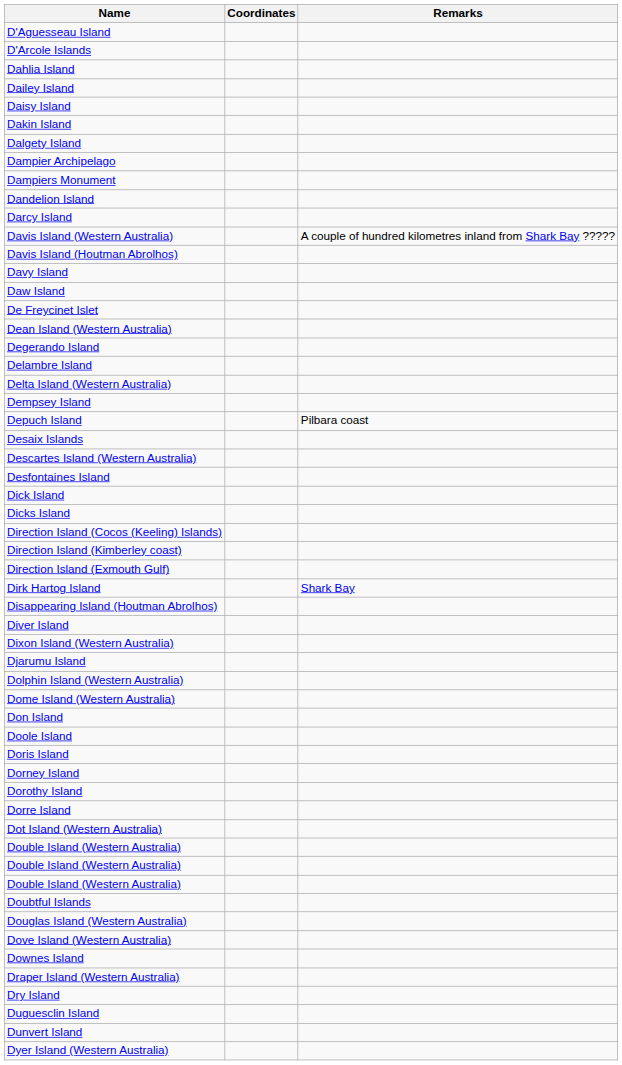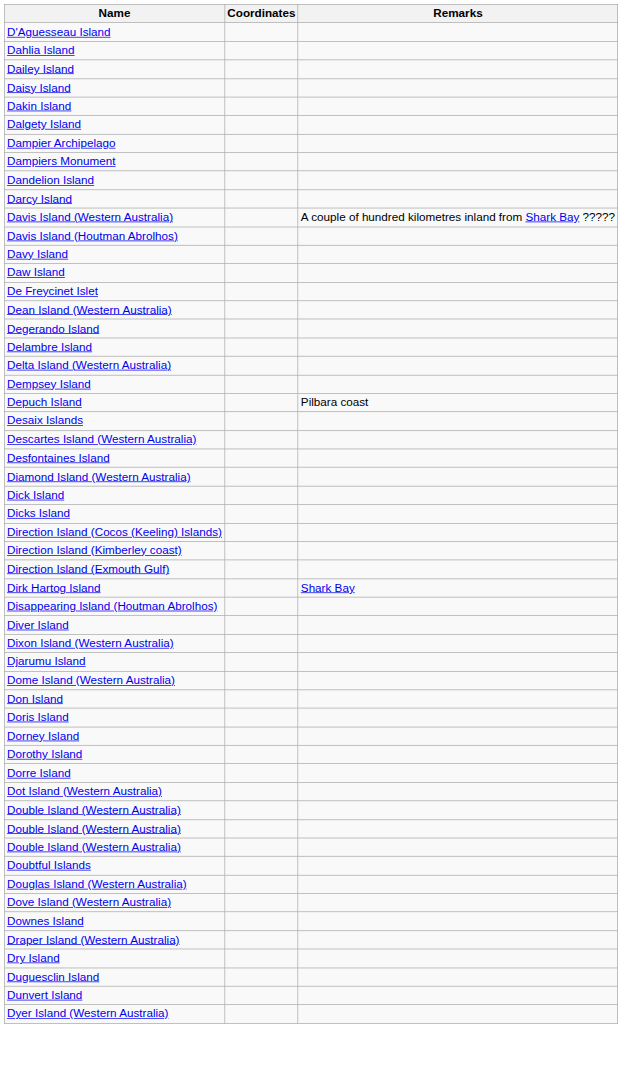- row: (49, 50)
+ row: (99, 476)
- row: (95, 680)
- row: (40, 736)
